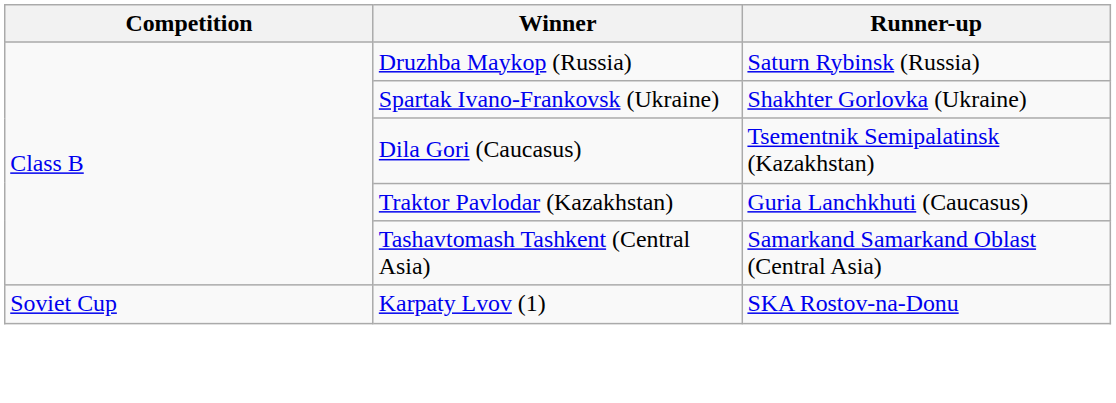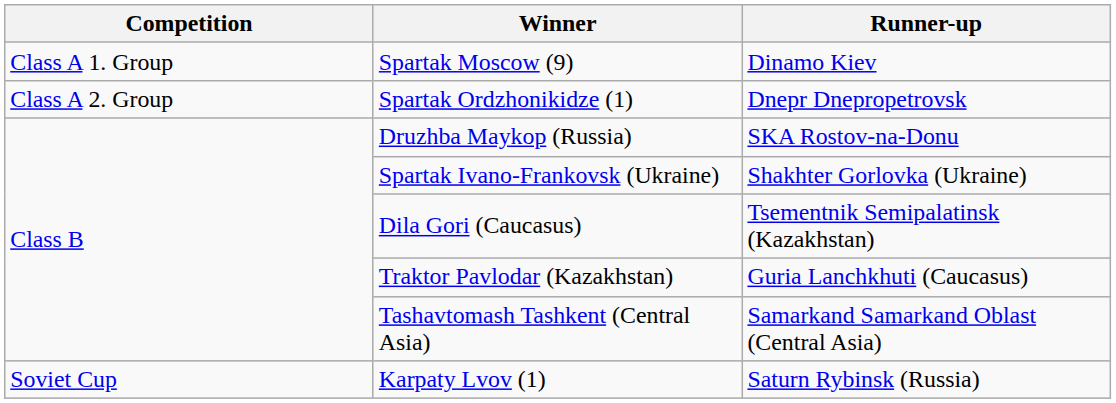+ row: (476, 61)
+ row: (506, 99)
(863, 61) Saturn Rybinsk (Russia) -> (853, 136) SKA Rostov-na-Donu
(853, 303) SKA Rostov-na-Donu -> (863, 379) Saturn Rybinsk (Russia)
